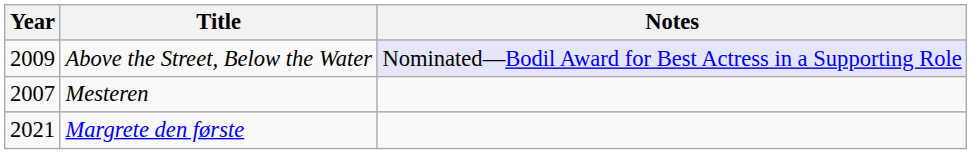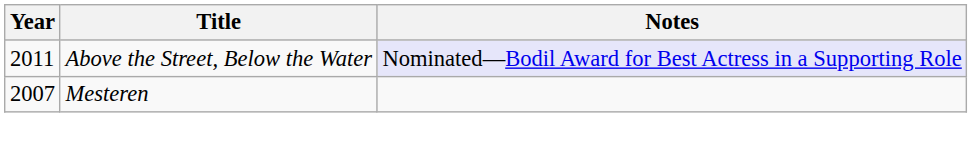(32, 58) 2009 -> (32, 58) 2011
- row: (155, 129)
